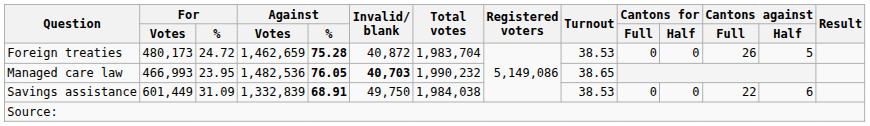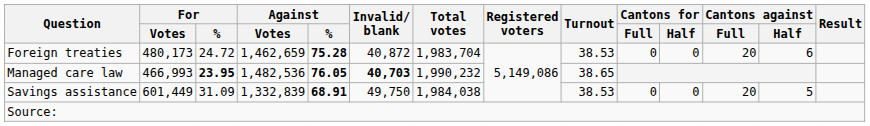(749, 53) 26 -> (749, 53) 20
(810, 53) 5 -> (810, 53) 6
(217, 73) normal -> (217, 73) bold
(749, 92) 22 -> (749, 92) 20
(810, 92) 6 -> (810, 92) 5
